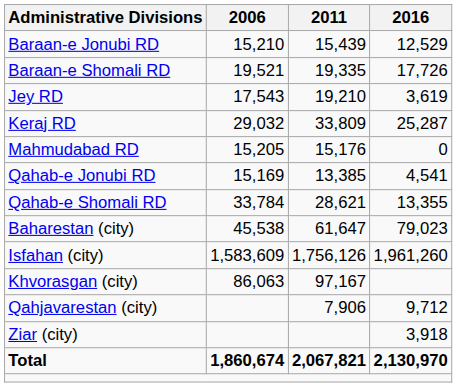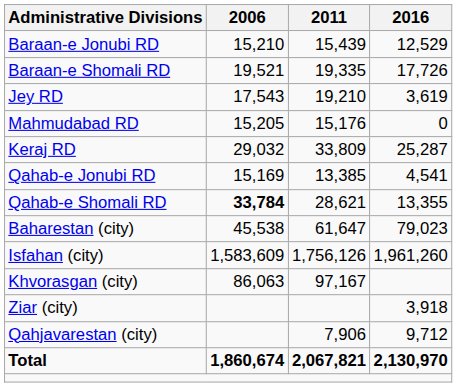rows swapped: (42, 123) <-> (74, 149)
(259, 202) normal -> (259, 202) bold
rows swapped: (83, 307) <-> (43, 334)
